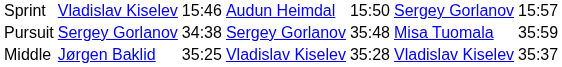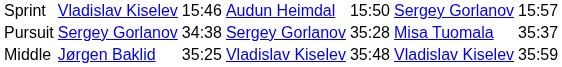(370, 32) 35:48 -> (370, 32) 35:28
(538, 32) 35:59 -> (538, 32) 35:37
(370, 54) 35:28 -> (370, 54) 35:48
(538, 54) 35:37 -> (538, 54) 35:59
